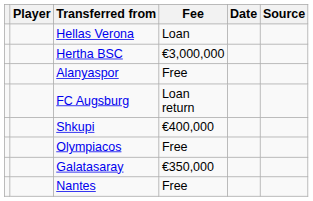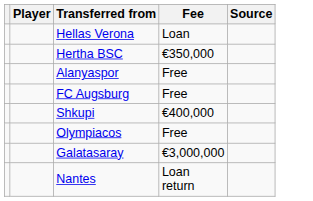- column: (244, 14)
(193, 53) €3,000,000 -> (188, 53) €350,000
(178, 100) Loan return -> (175, 93) Free
(188, 166) €350,000 -> (193, 152) €3,000,000
(175, 186) Free -> (178, 179) Loan return
